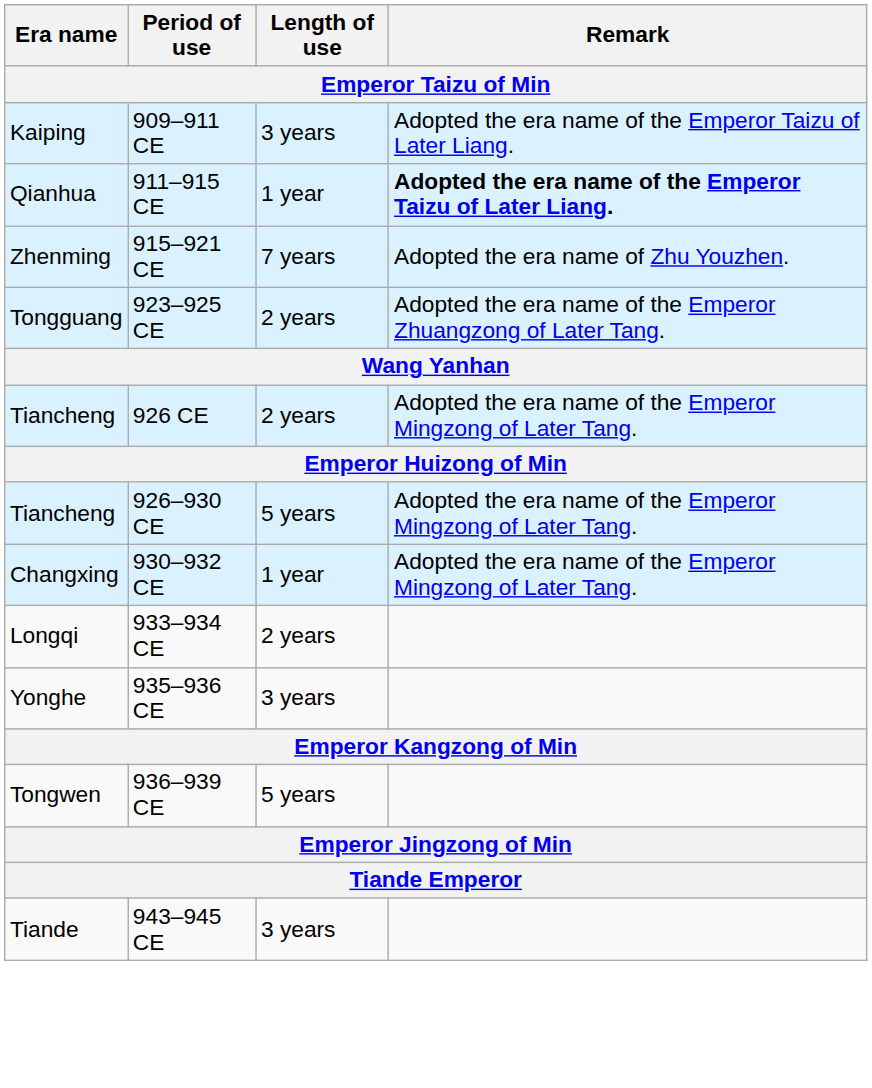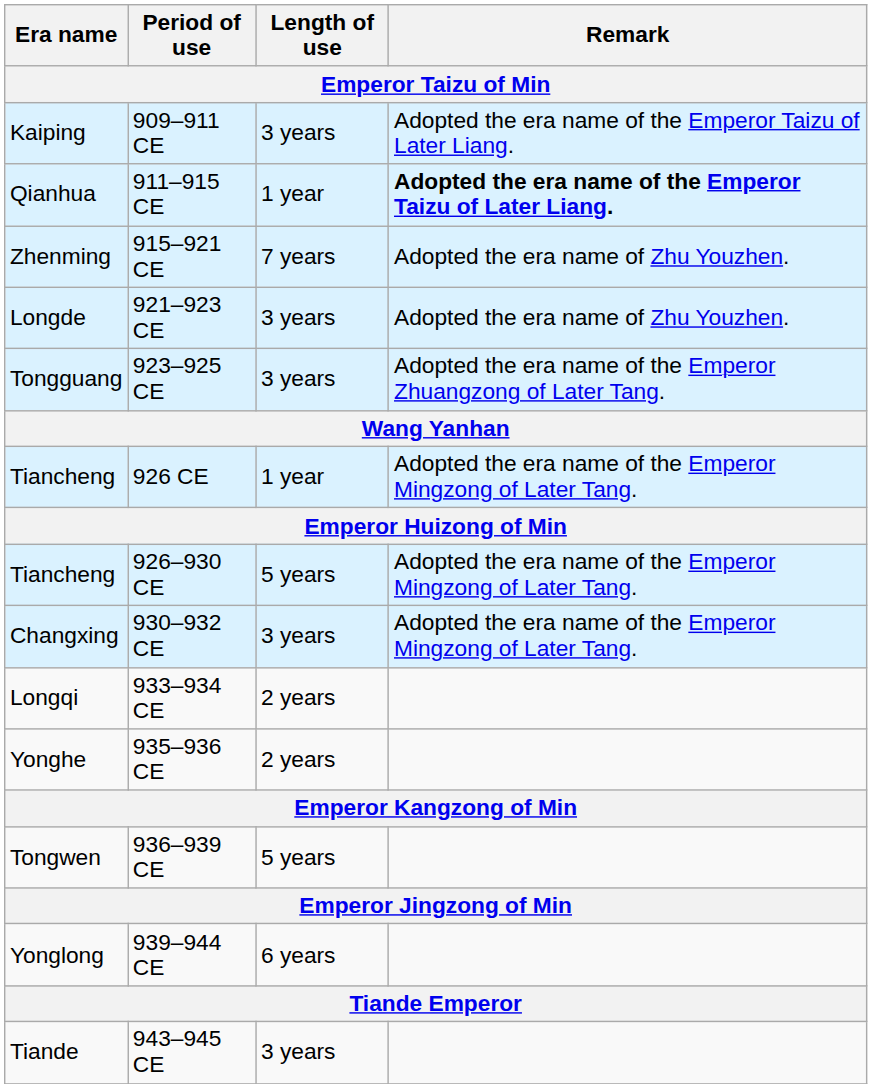+ row: (177, 317)
(298, 317) 2 years -> (298, 379) 3 years
(298, 415) 2 years -> (293, 476) 1 year
(293, 574) 1 year -> (298, 636) 3 years
(298, 697) 3 years -> (298, 759) 2 years
+ row: (177, 954)
